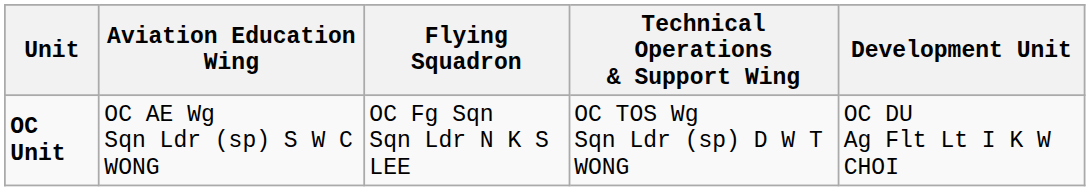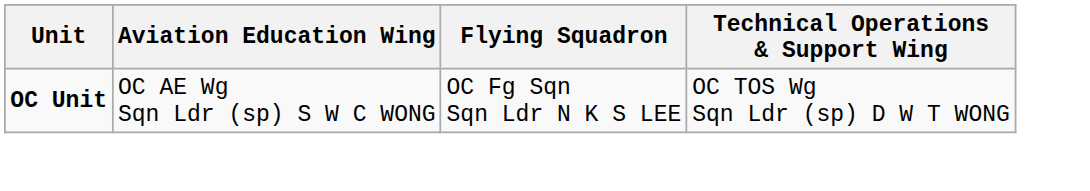- column: (961, 50)
